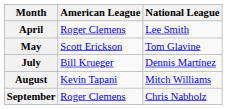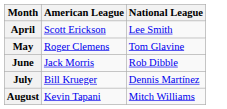(93, 29) Roger Clemens -> (75, 29) Scott Erickson
(91, 46) Scott Erickson -> (77, 46) Roger Clemens
+ row: (23, 63)
- row: (31, 96)
